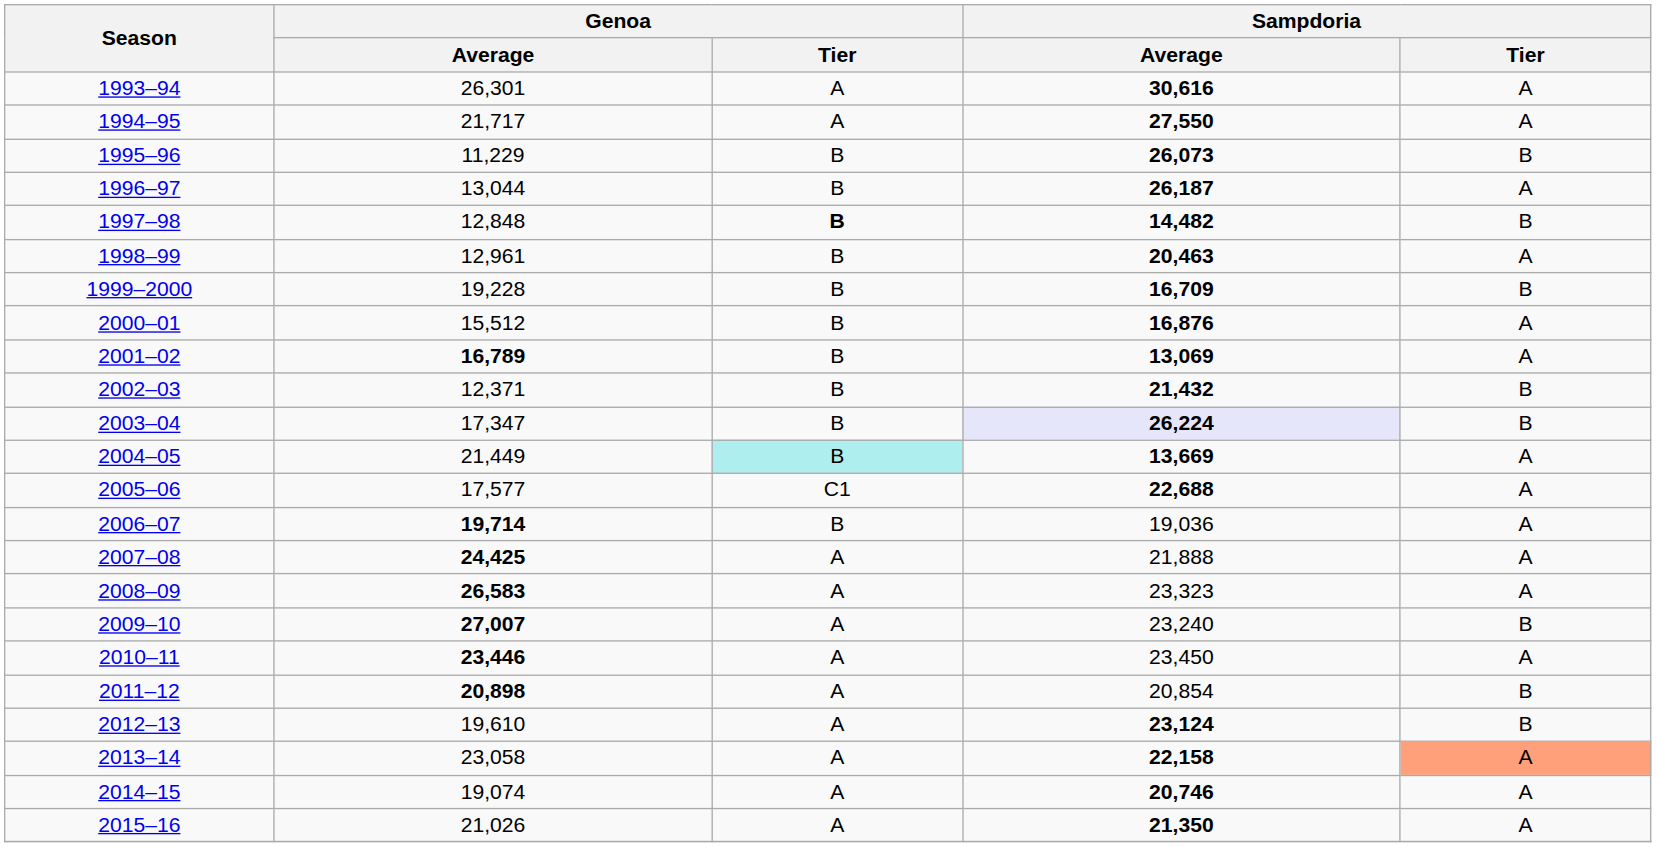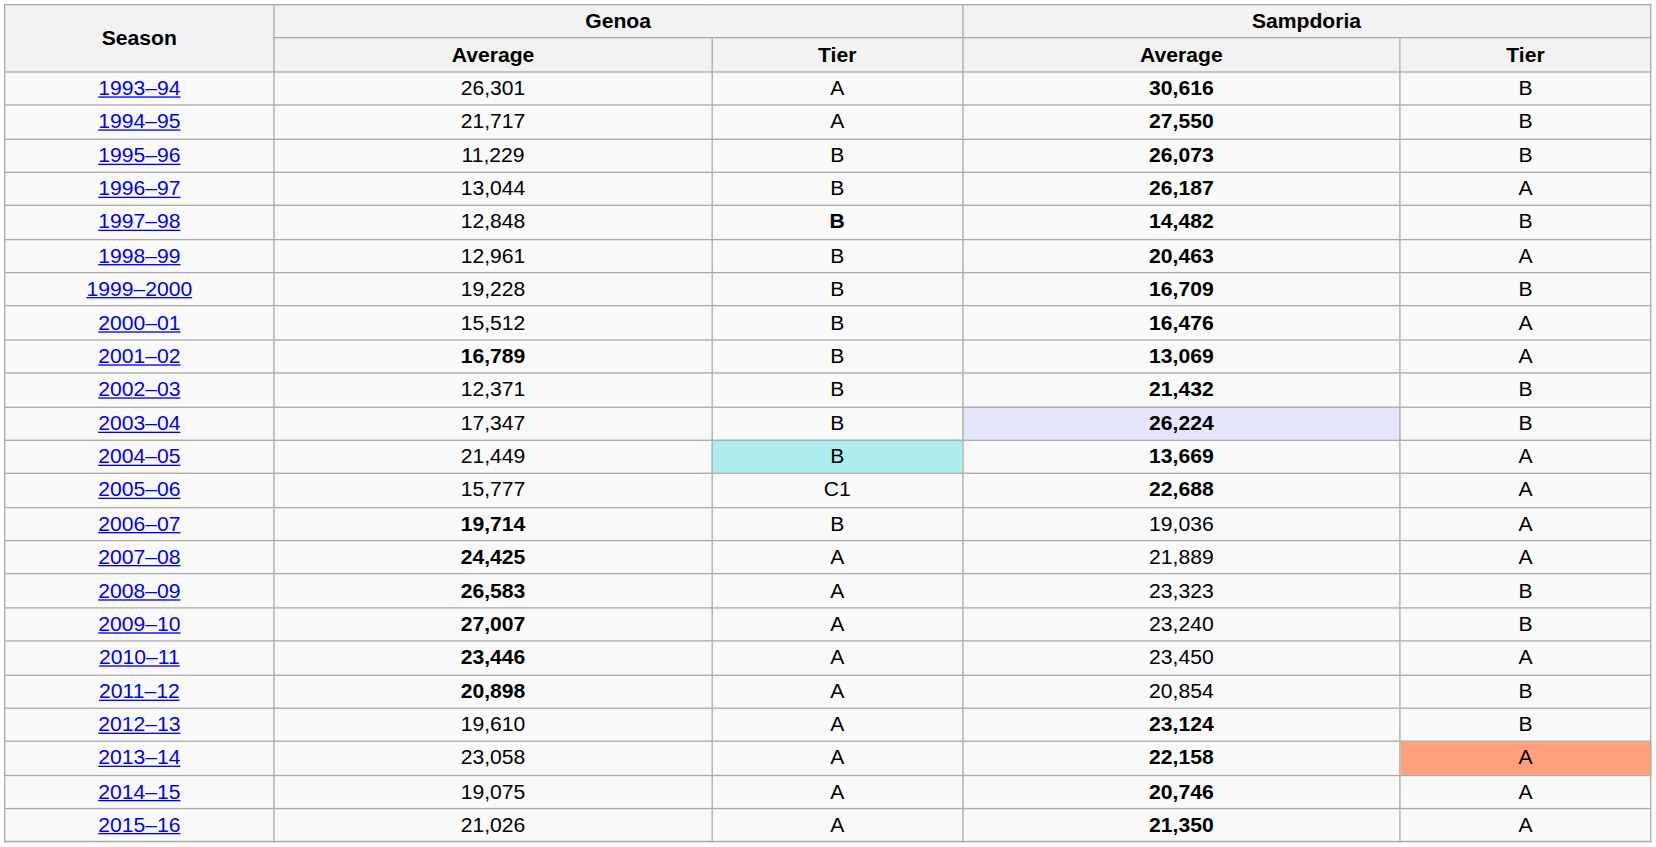(1526, 88) A -> (1526, 88) B
(1526, 121) A -> (1526, 121) B
(1181, 322) 16,876 -> (1181, 322) 16,476
(493, 490) 17,577 -> (493, 490) 15,777
(1181, 557) 21,888 -> (1181, 557) 21,889
(1526, 590) A -> (1526, 590) B
(493, 791) 19,074 -> (493, 791) 19,075
